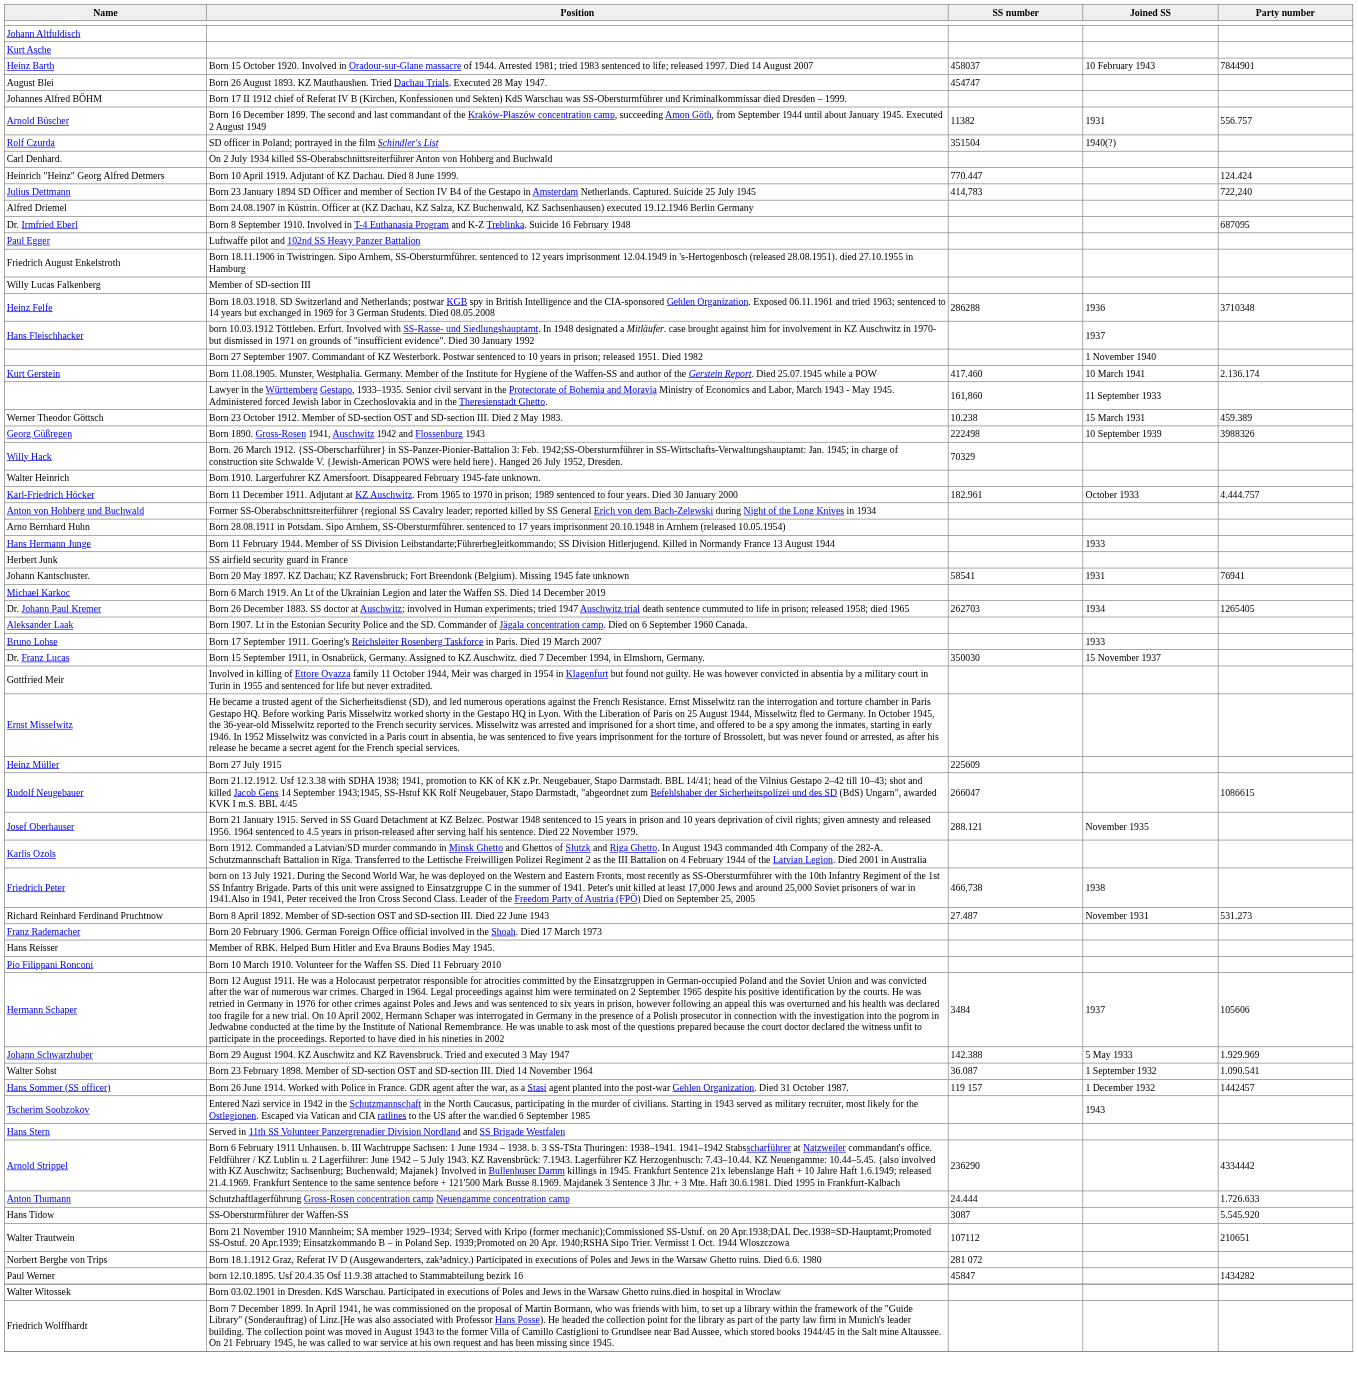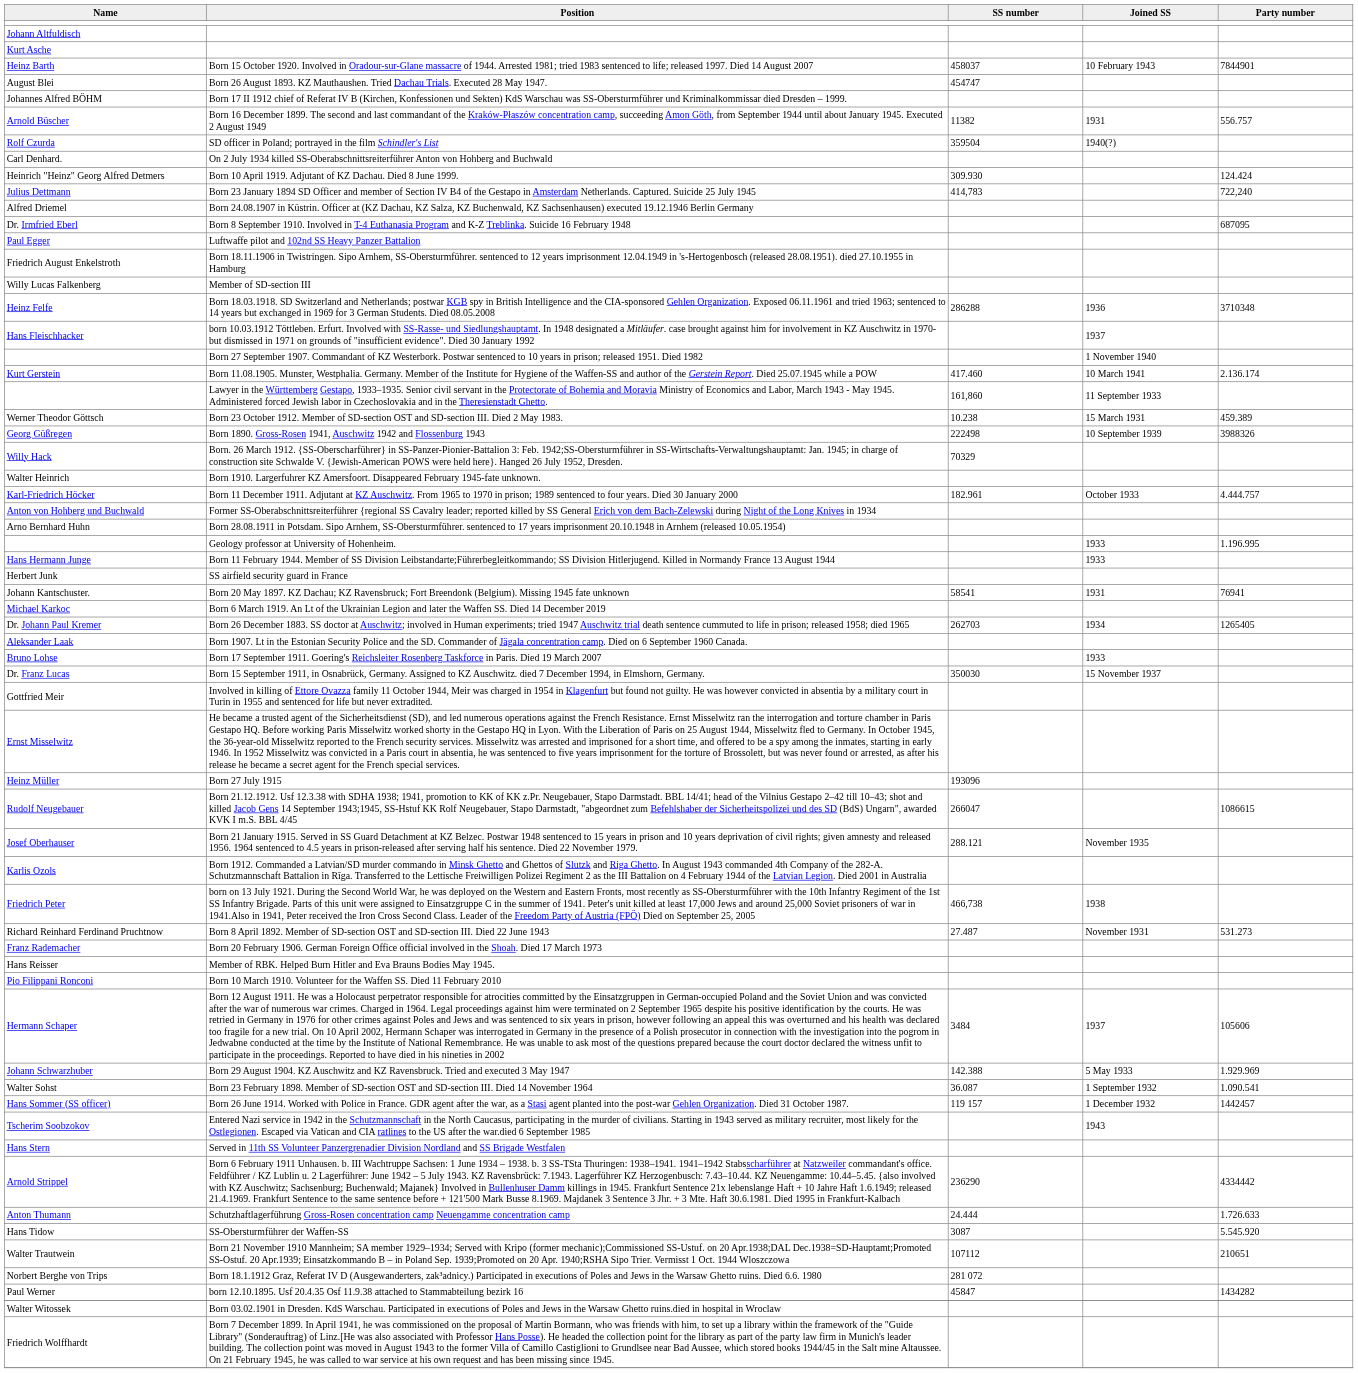(965, 143) 351504 -> (965, 143) 359504
(967, 175) 770.447 -> (967, 175) 309.930
+ row: (105, 544)
(965, 764) 225609 -> (965, 781) 193096
